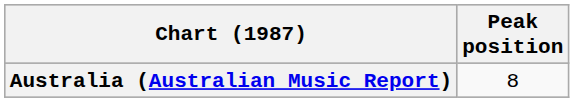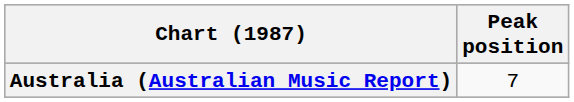(513, 81) 8 -> (513, 81) 7
